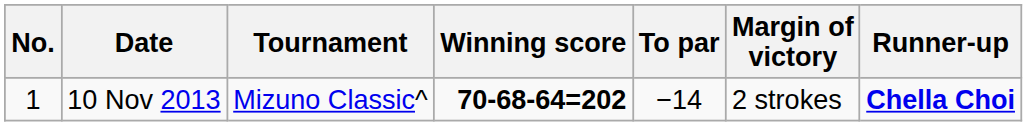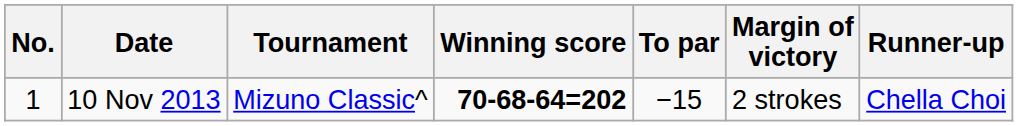(679, 100) −14 -> (679, 100) −15
(941, 100) bold -> (936, 100) normal
